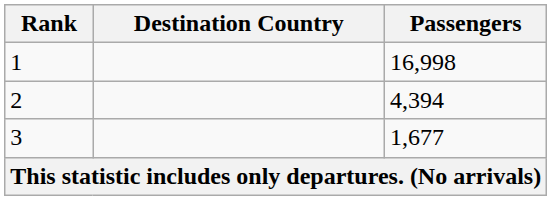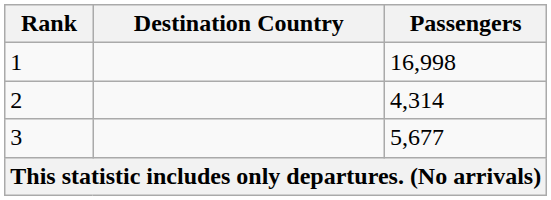(417, 99) 4,394 -> (417, 99) 4,314
(417, 137) 1,677 -> (417, 137) 5,677
